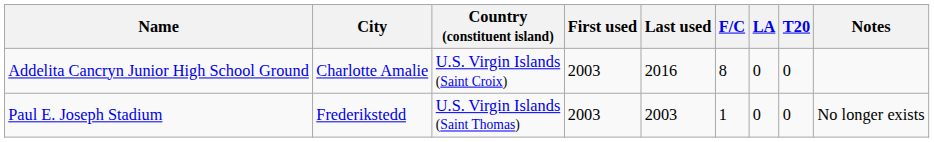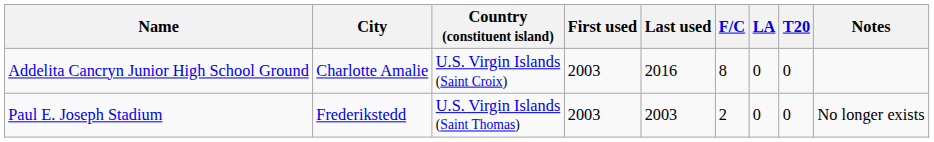(723, 115) 1 -> (723, 115) 2
